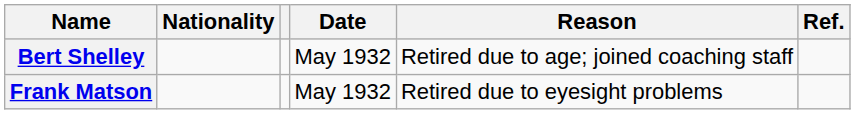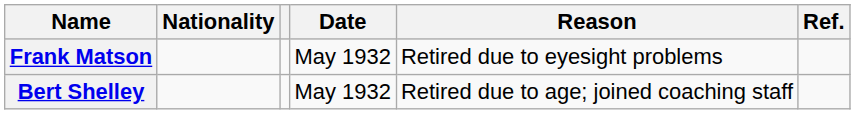rows swapped: (81, 91) <-> (81, 56)
